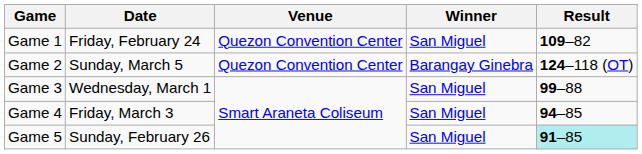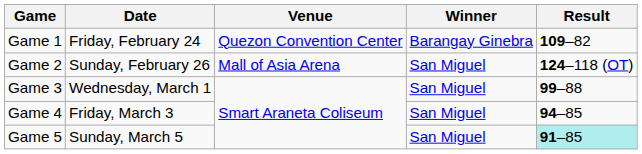(448, 40) San Miguel -> (471, 40) Barangay Ginebra
(126, 64) Sunday, March 5 -> (139, 64) Sunday, February 26
(310, 64) Quezon Convention Center -> (279, 64) Mall of Asia Arena
(471, 64) Barangay Ginebra -> (448, 64) San Miguel
(139, 137) Sunday, February 26 -> (126, 137) Sunday, March 5
